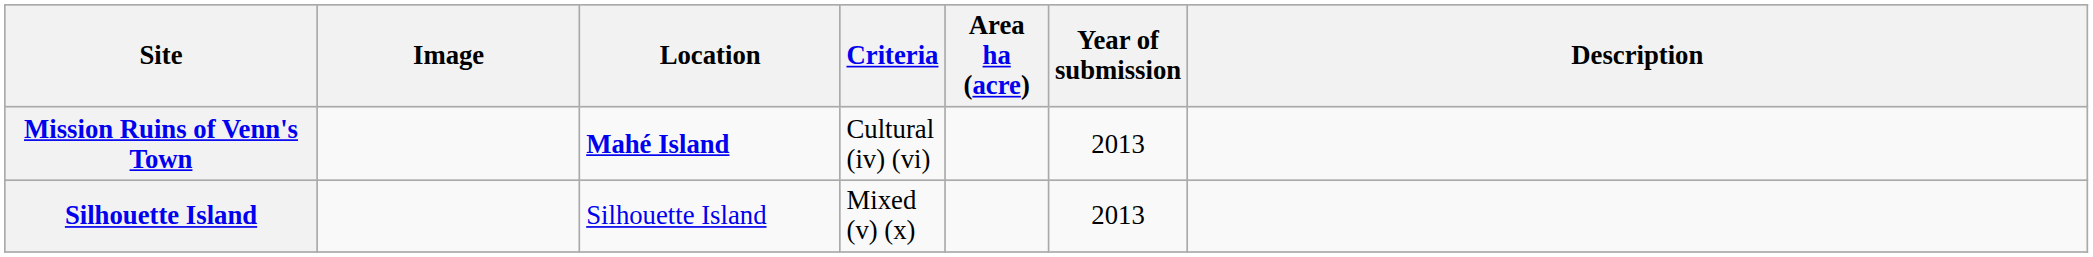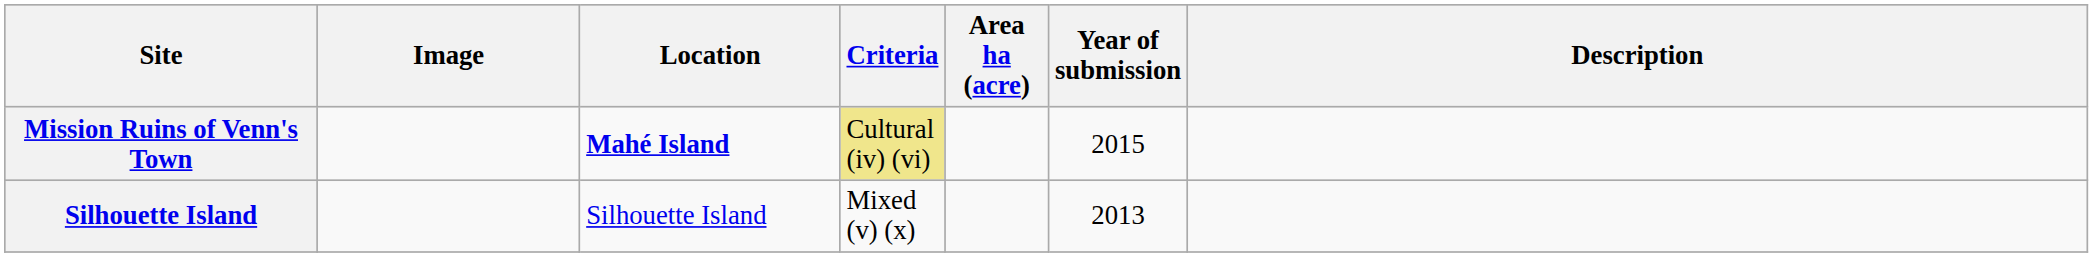(890, 143) no background -> (890, 143) khaki background
(1118, 143) 2013 -> (1118, 143) 2015
